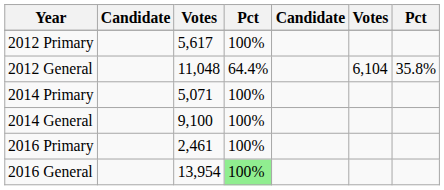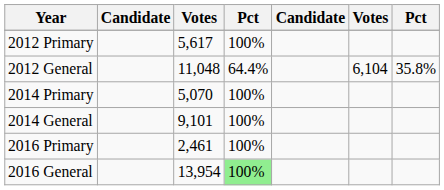(195, 94) 5,071 -> (195, 94) 5,070
(195, 120) 9,100 -> (195, 120) 9,101
